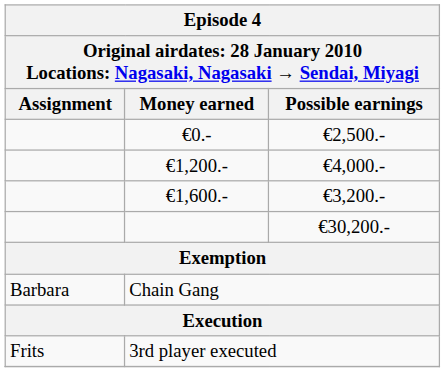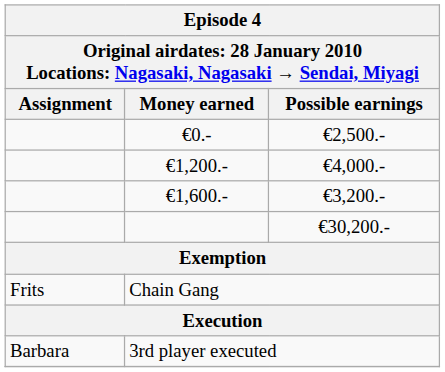(40, 288) Barbara -> (27, 288) Frits
(27, 350) Frits -> (40, 350) Barbara
